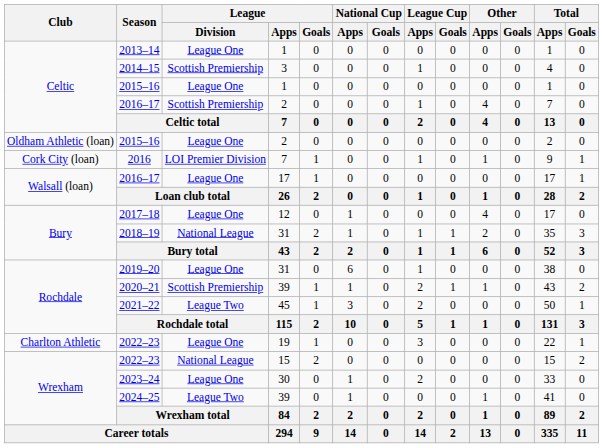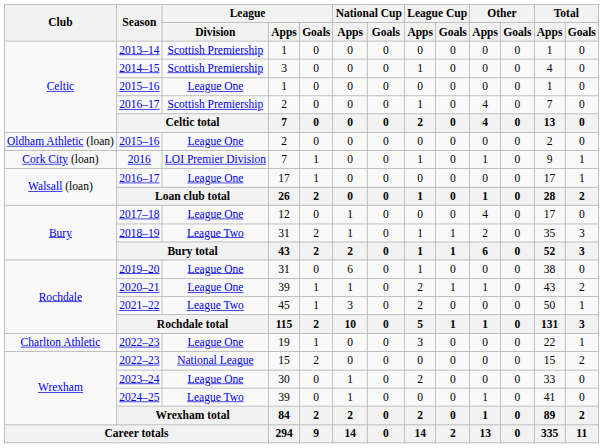(215, 50) League One -> (215, 50) Scottish Premiership
(215, 232) National League -> (215, 232) League Two
(215, 287) Scottish Premiership -> (215, 287) League One
